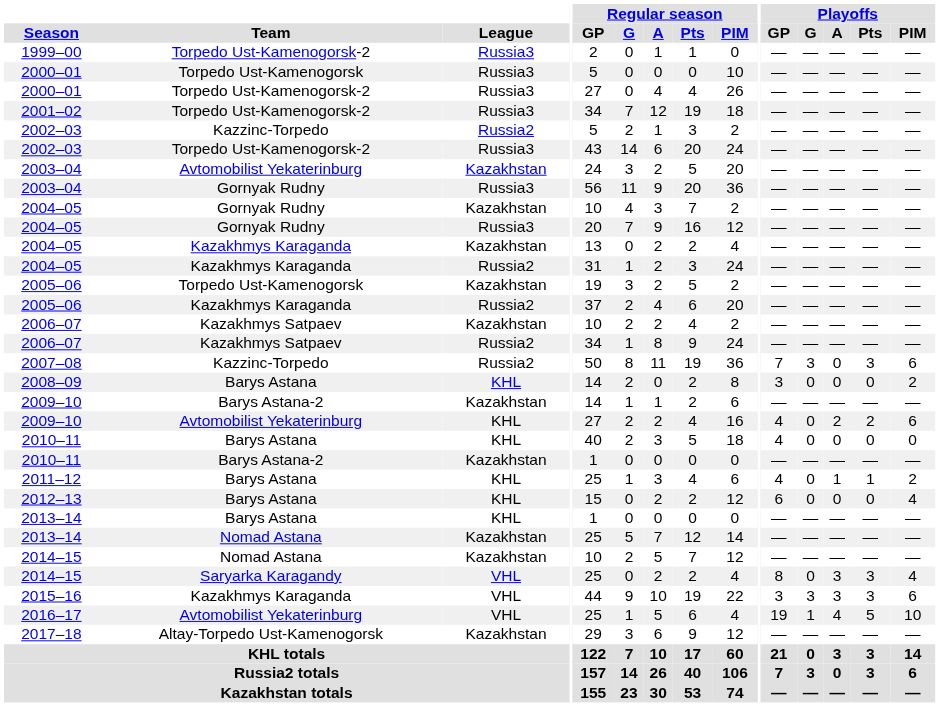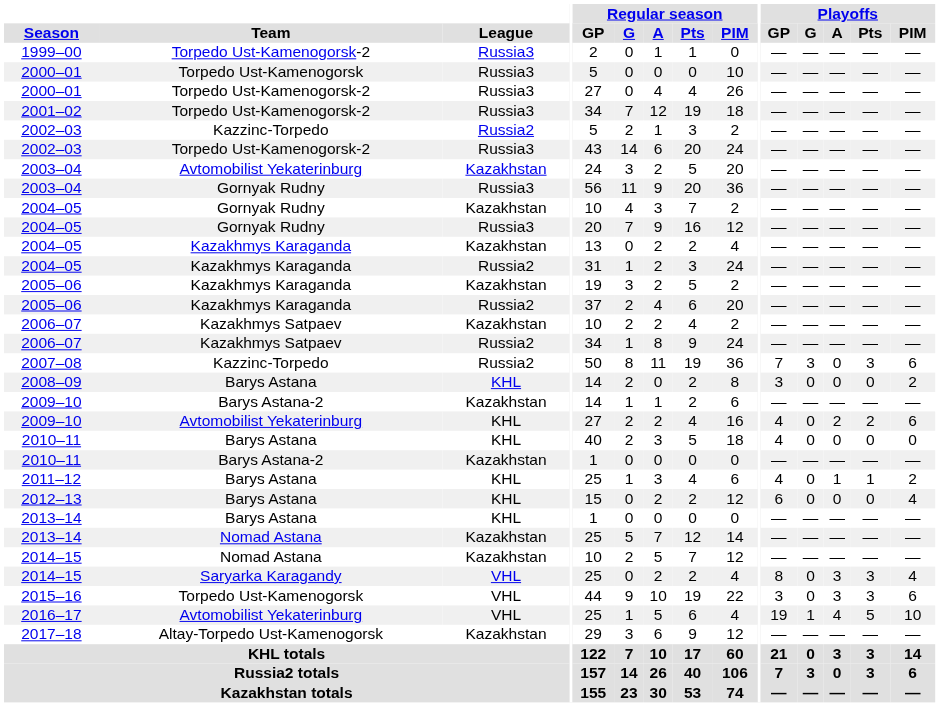(271, 285) Torpedo Ust-Kamenogorsk -> (271, 285) Kazakhmys Karaganda
(271, 595) Kazakhmys Karaganda -> (271, 595) Torpedo Ust-Kamenogorsk
(811, 595) 3 -> (811, 595) 0
